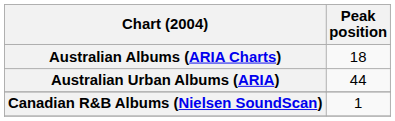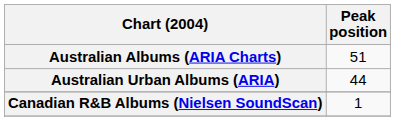(358, 56) 18 -> (358, 56) 51
